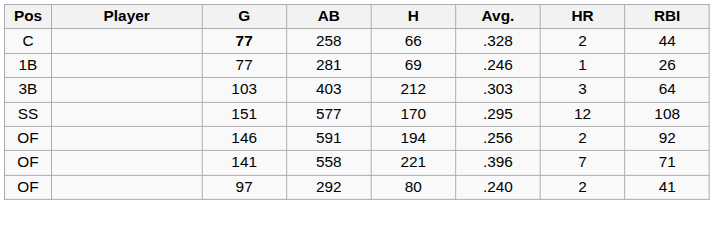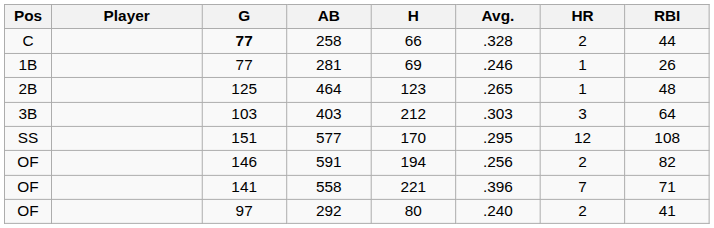+ row: (329, 89)
(667, 138) 92 -> (667, 162) 82
